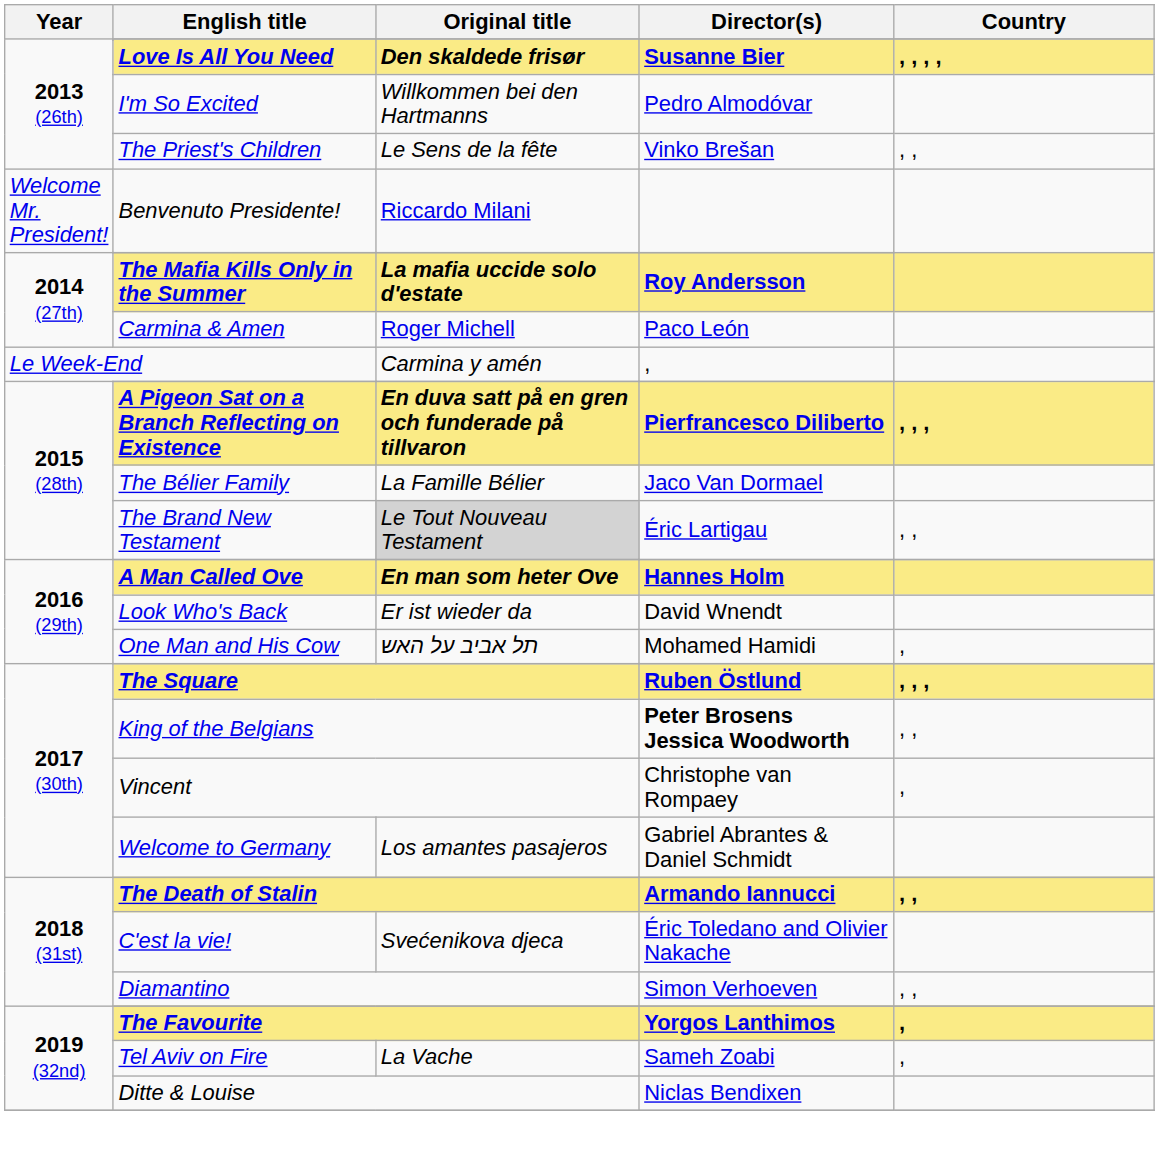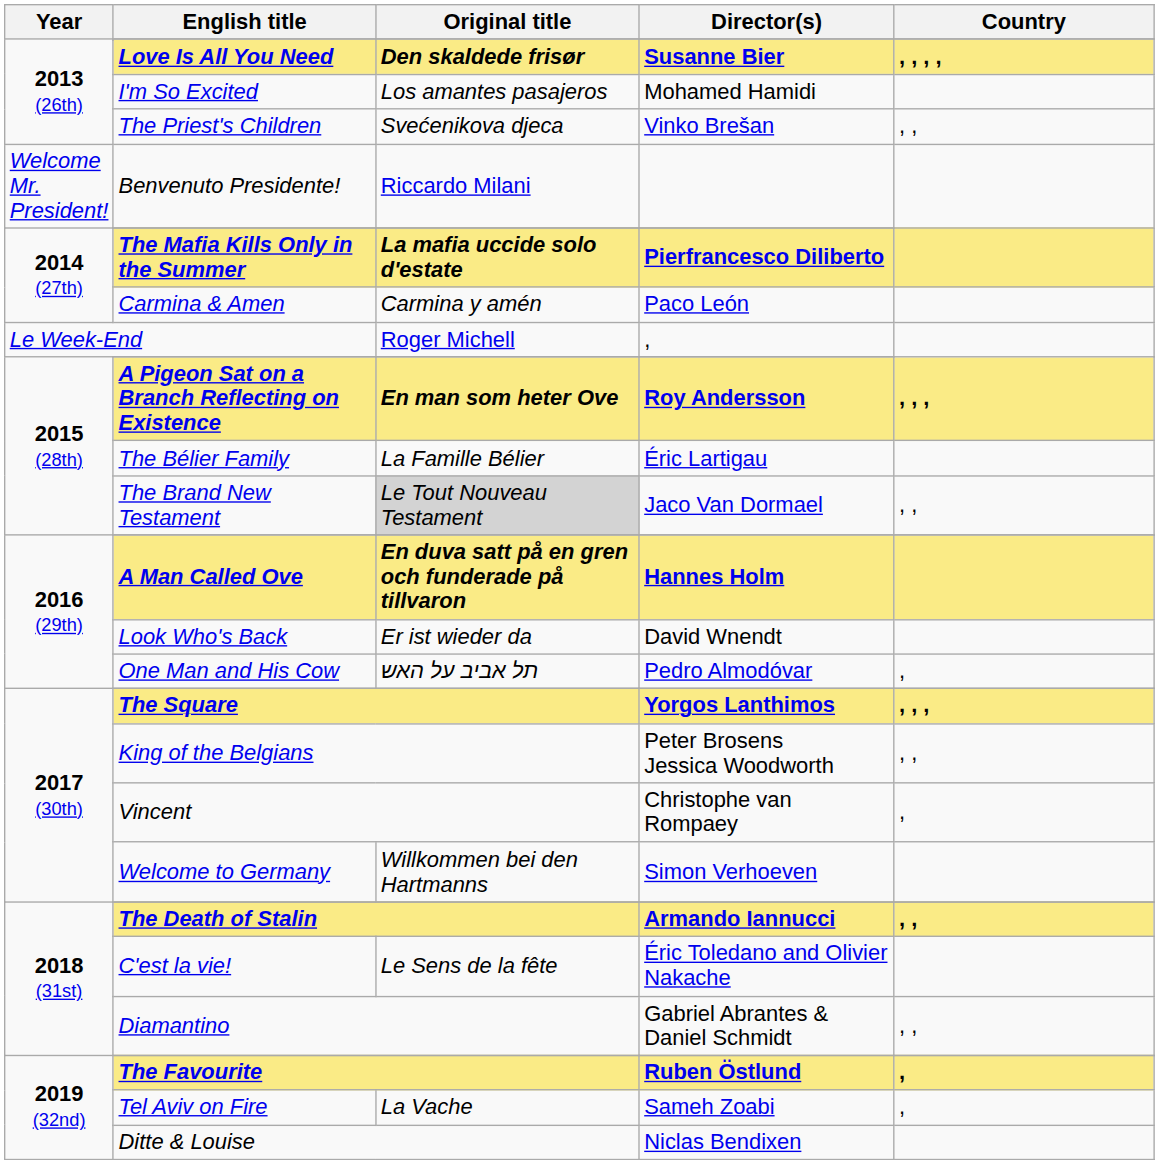(479, 103) Willkommen bei den Hartmanns -> (494, 91) Los amantes pasajeros
(728, 103) Pedro Almodóvar -> (730, 91) Mohamed Hamidi
(469, 150) Le Sens de la fête -> (472, 126) Svećenikova djeca
(725, 282) Roy Andersson -> (764, 257) Pierfrancesco Diliberto
(448, 329) Roger Michell -> (461, 304) Carmina y amén
(461, 363) Carmina y amén -> (448, 339) Roger Michell
(504, 423) En duva satt på en gren och funderade på tillvaron -> (500, 398) En man som heter Ove
(764, 423) Pierfrancesco Diliberto -> (725, 398) Roy Andersson
(734, 482) Jaco Van Dormael -> (706, 458) Éric Lartigau
(706, 529) Éric Lartigau -> (734, 505) Jaco Van Dormael
(500, 576) En man som heter Ove -> (504, 576) En duva satt på en gren och funderade på tillvaron
(730, 646) Mohamed Hamidi -> (728, 671) Pedro Almodóvar
(723, 681) Ruben Östlund -> (740, 705) Yorgos Lanthimos
(747, 728) bold -> (739, 752) normal
(494, 847) Los amantes pasajeros -> (479, 871) Willkommen bei den Hartmanns
(736, 847) Gabriel Abrantes & Daniel Schmidt -> (731, 871) Simon Verhoeven
(472, 941) Svećenikova djeca -> (469, 965) Le Sens de la fête
(731, 988) Simon Verhoeven -> (736, 1025) Gabriel Abrantes & Daniel Schmidt
(740, 1023) Yorgos Lanthimos -> (723, 1072) Ruben Östlund
